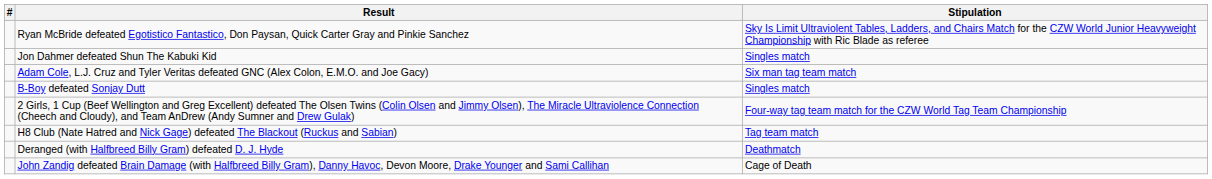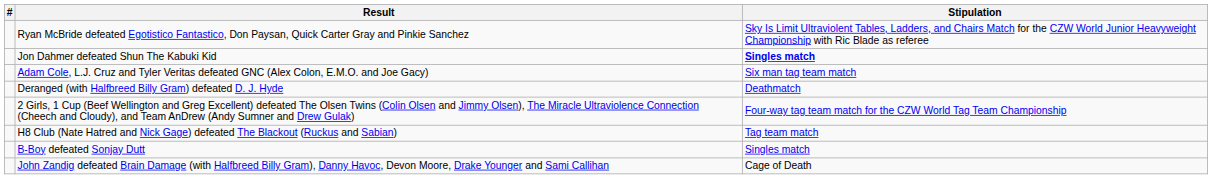(777, 56) normal -> (780, 56) bold
rows swapped: (81, 89) <-> (150, 149)
